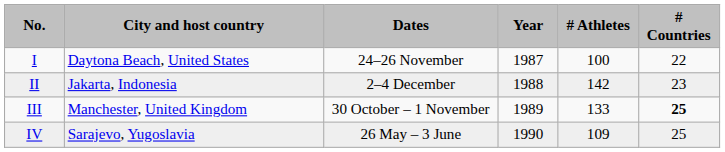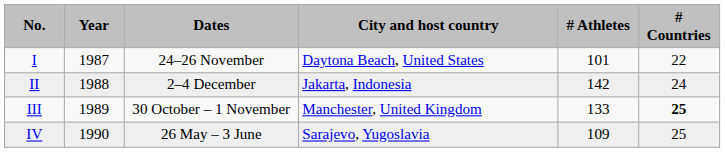columns swapped: (528, 26) <-> (194, 26)
(598, 60) 100 -> (598, 60) 101
(679, 85) 23 -> (679, 85) 24
